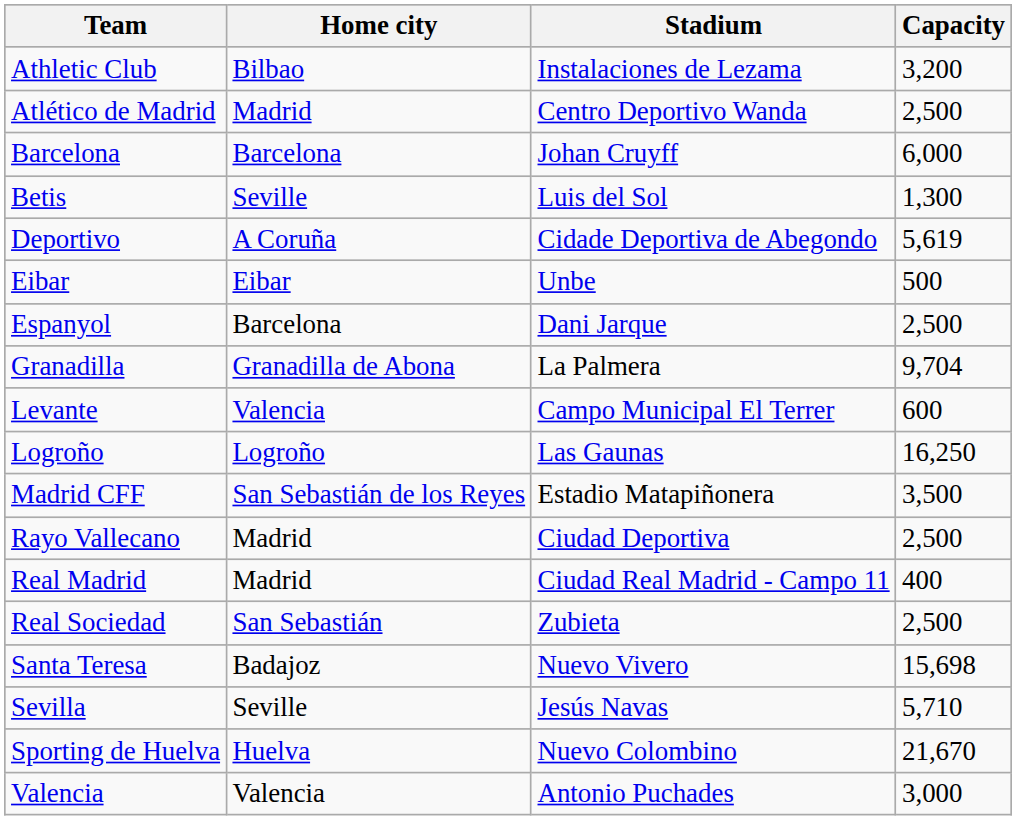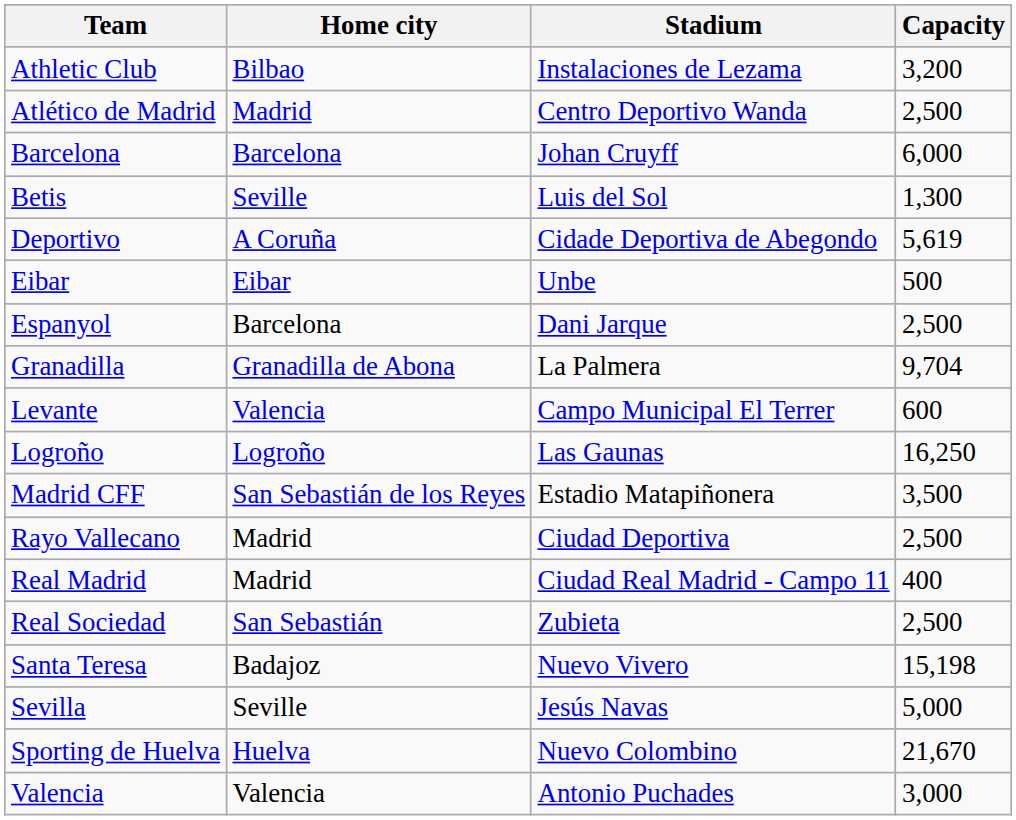(939, 665) 15,698 -> (939, 665) 15,198
(932, 707) 5,710 -> (932, 707) 5,000
